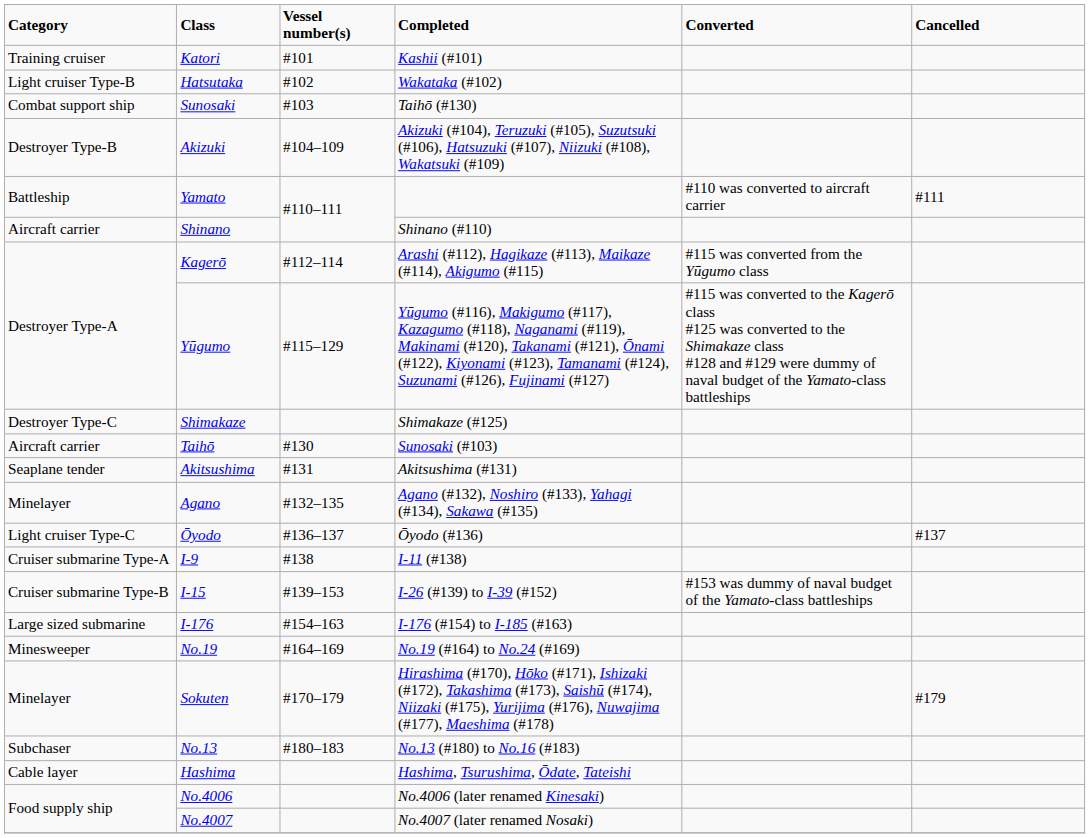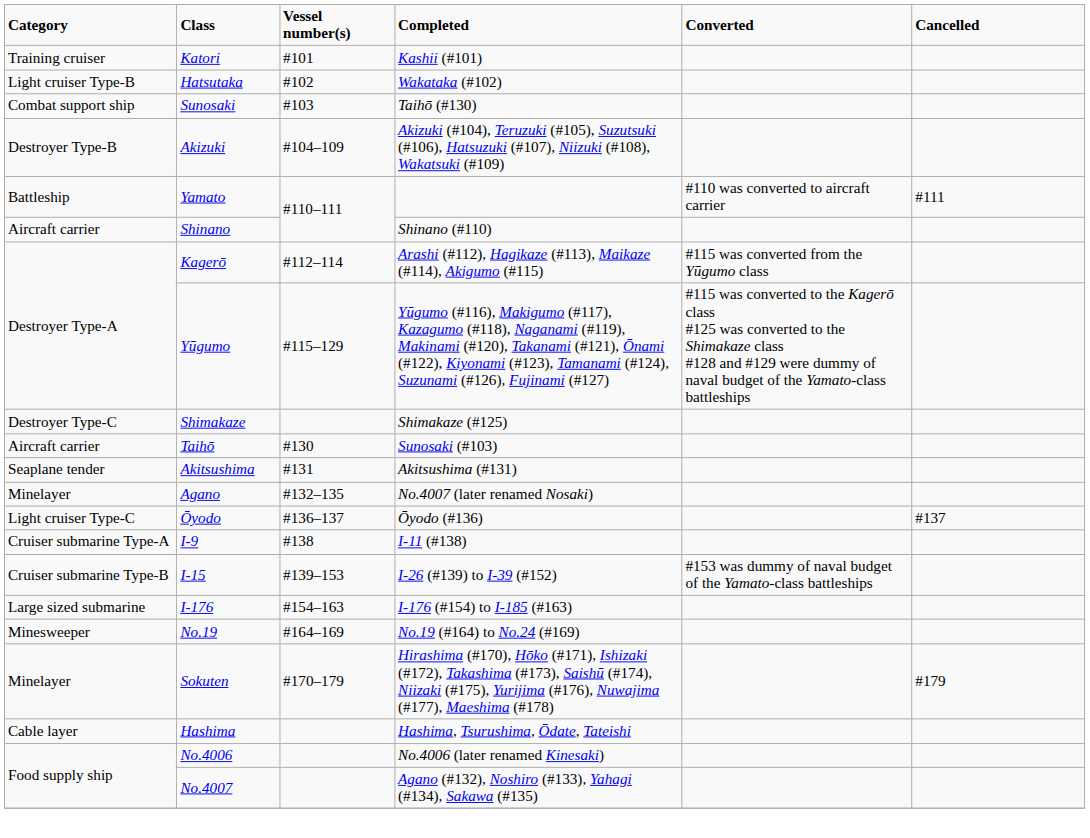(515, 502) Agano (#132), Noshiro (#133), Yahagi (#134), Sakawa (#135) -> (496, 493) No.4007 (later renamed Nosaki)
- row: (199, 748)
(496, 820) No.4007 (later renamed Nosaki) -> (515, 787) Agano (#132), Noshiro (#133), Yahagi (#134), Sakawa (#135)
